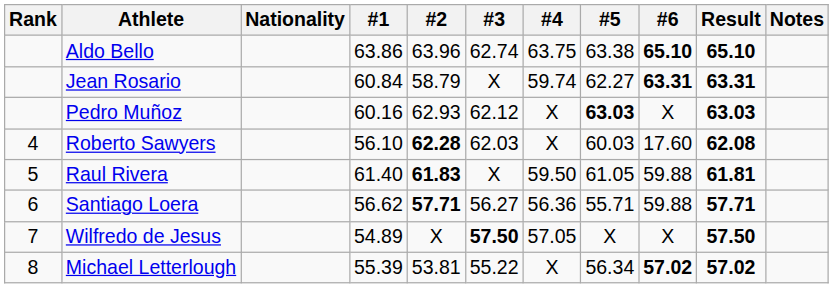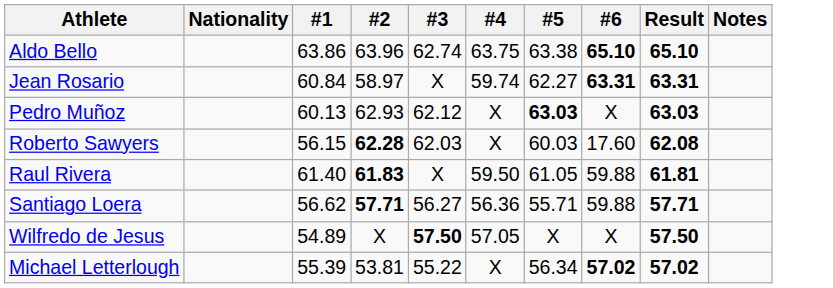- column: (33, 19)
(436, 81) 58.79 -> (380, 81) 58.97
(378, 112) 60.16 -> (322, 112) 60.13
(378, 143) 56.10 -> (322, 143) 56.15
